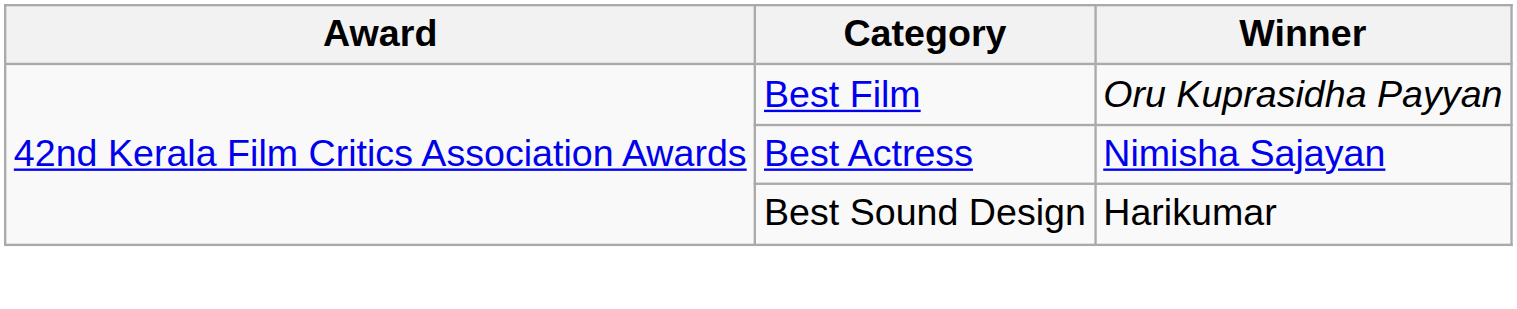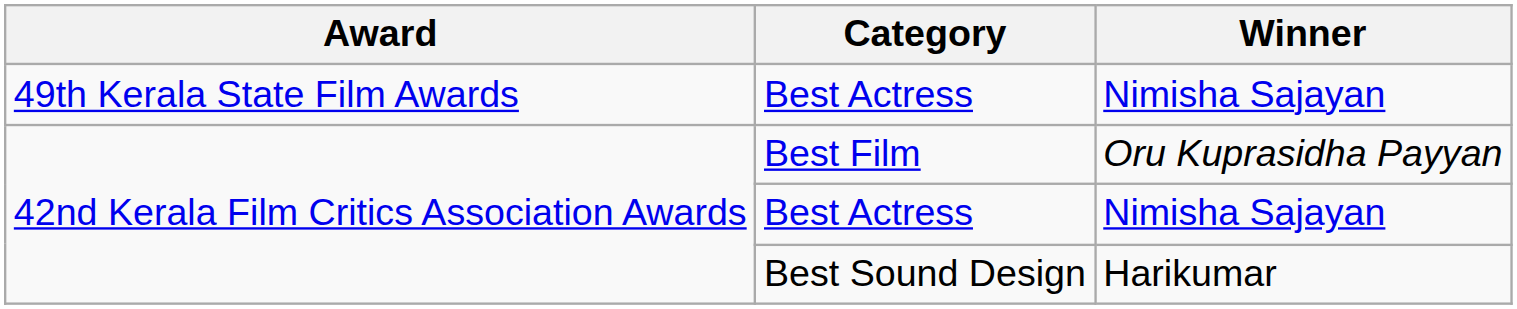+ row: (266, 93)
